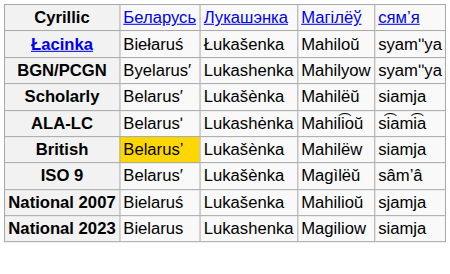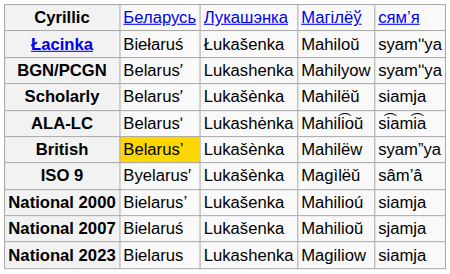(157, 70) Byelarus′ -> (153, 70) Belarus′
(402, 149) siamja -> (410, 149) syam”ya
(153, 176) Belarus′ -> (157, 176) Byelarus′
+ row: (62, 202)
